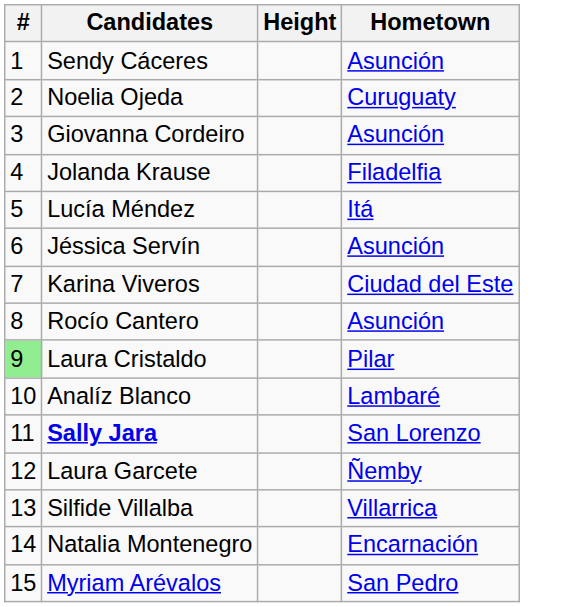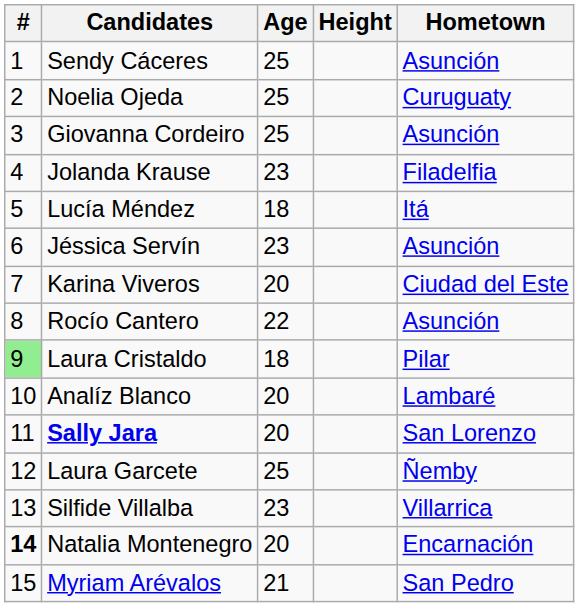+ column: (285, 23)
(23, 545) normal -> (23, 545) bold
